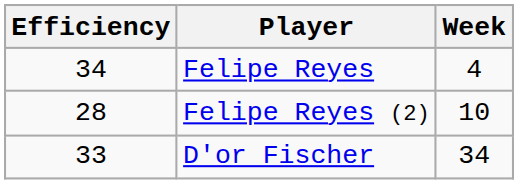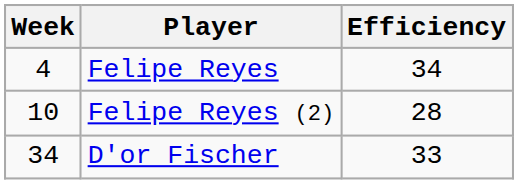columns swapped: (474, 27) <-> (91, 27)
